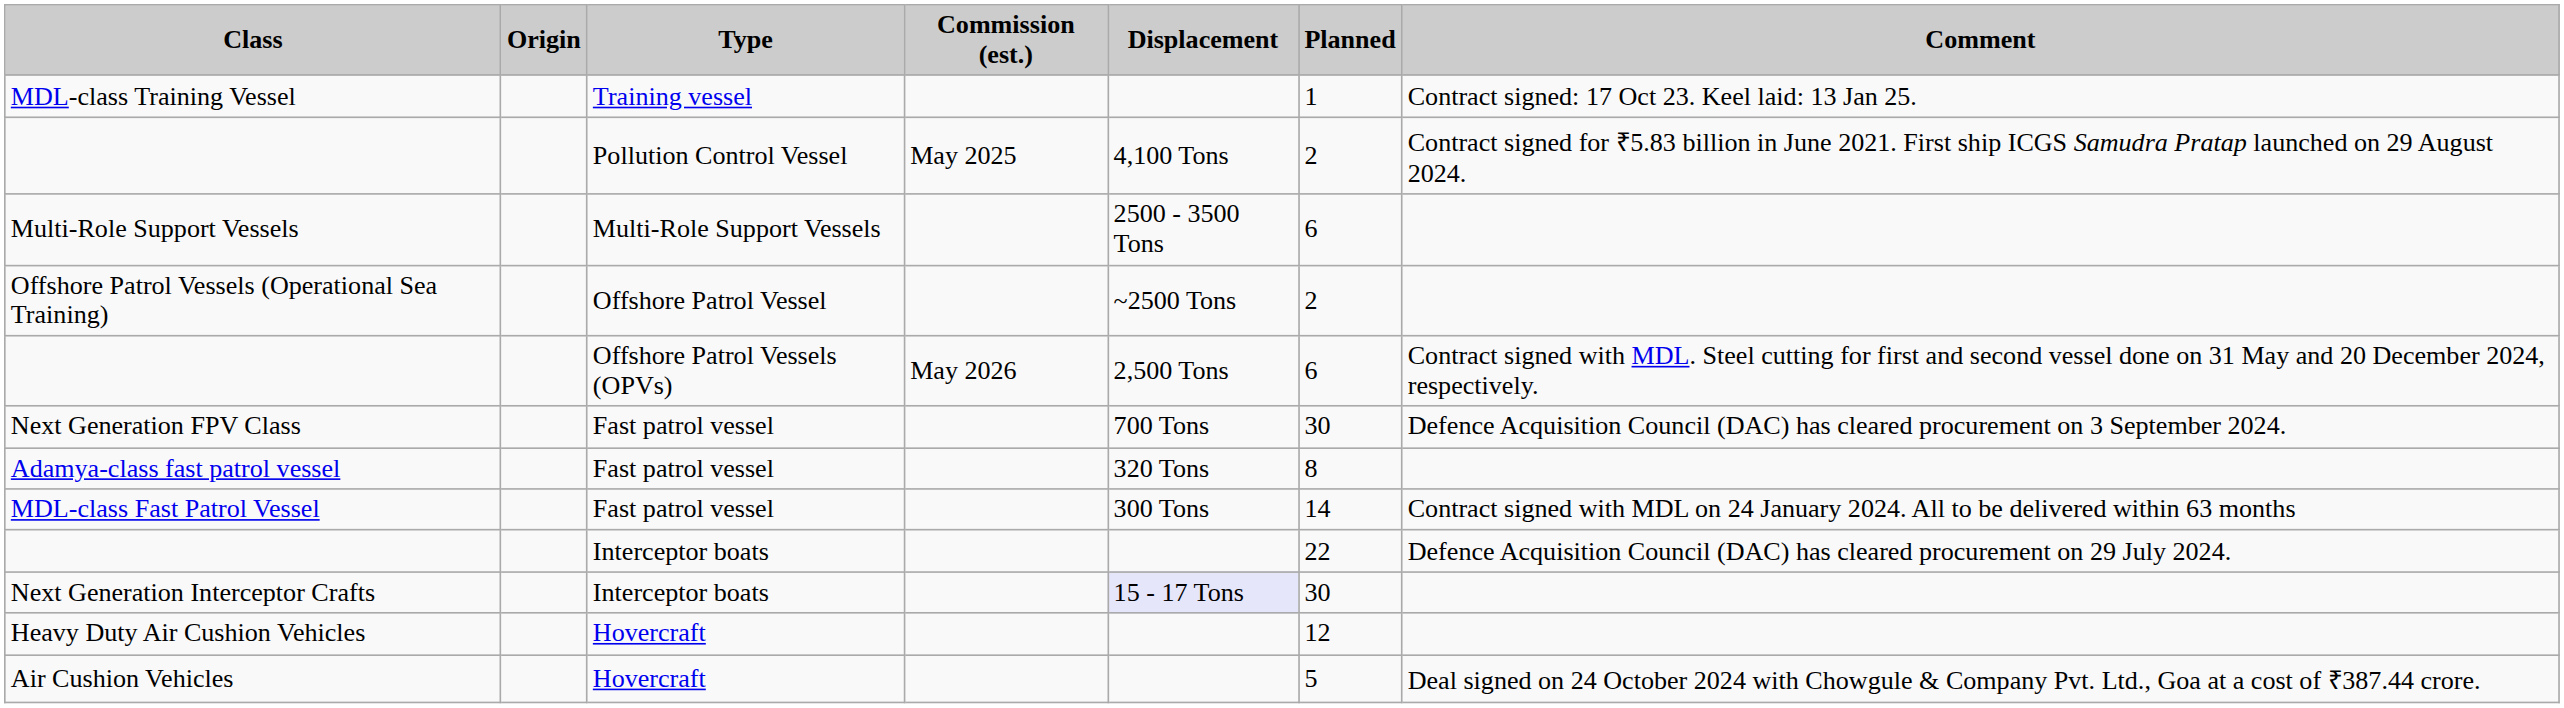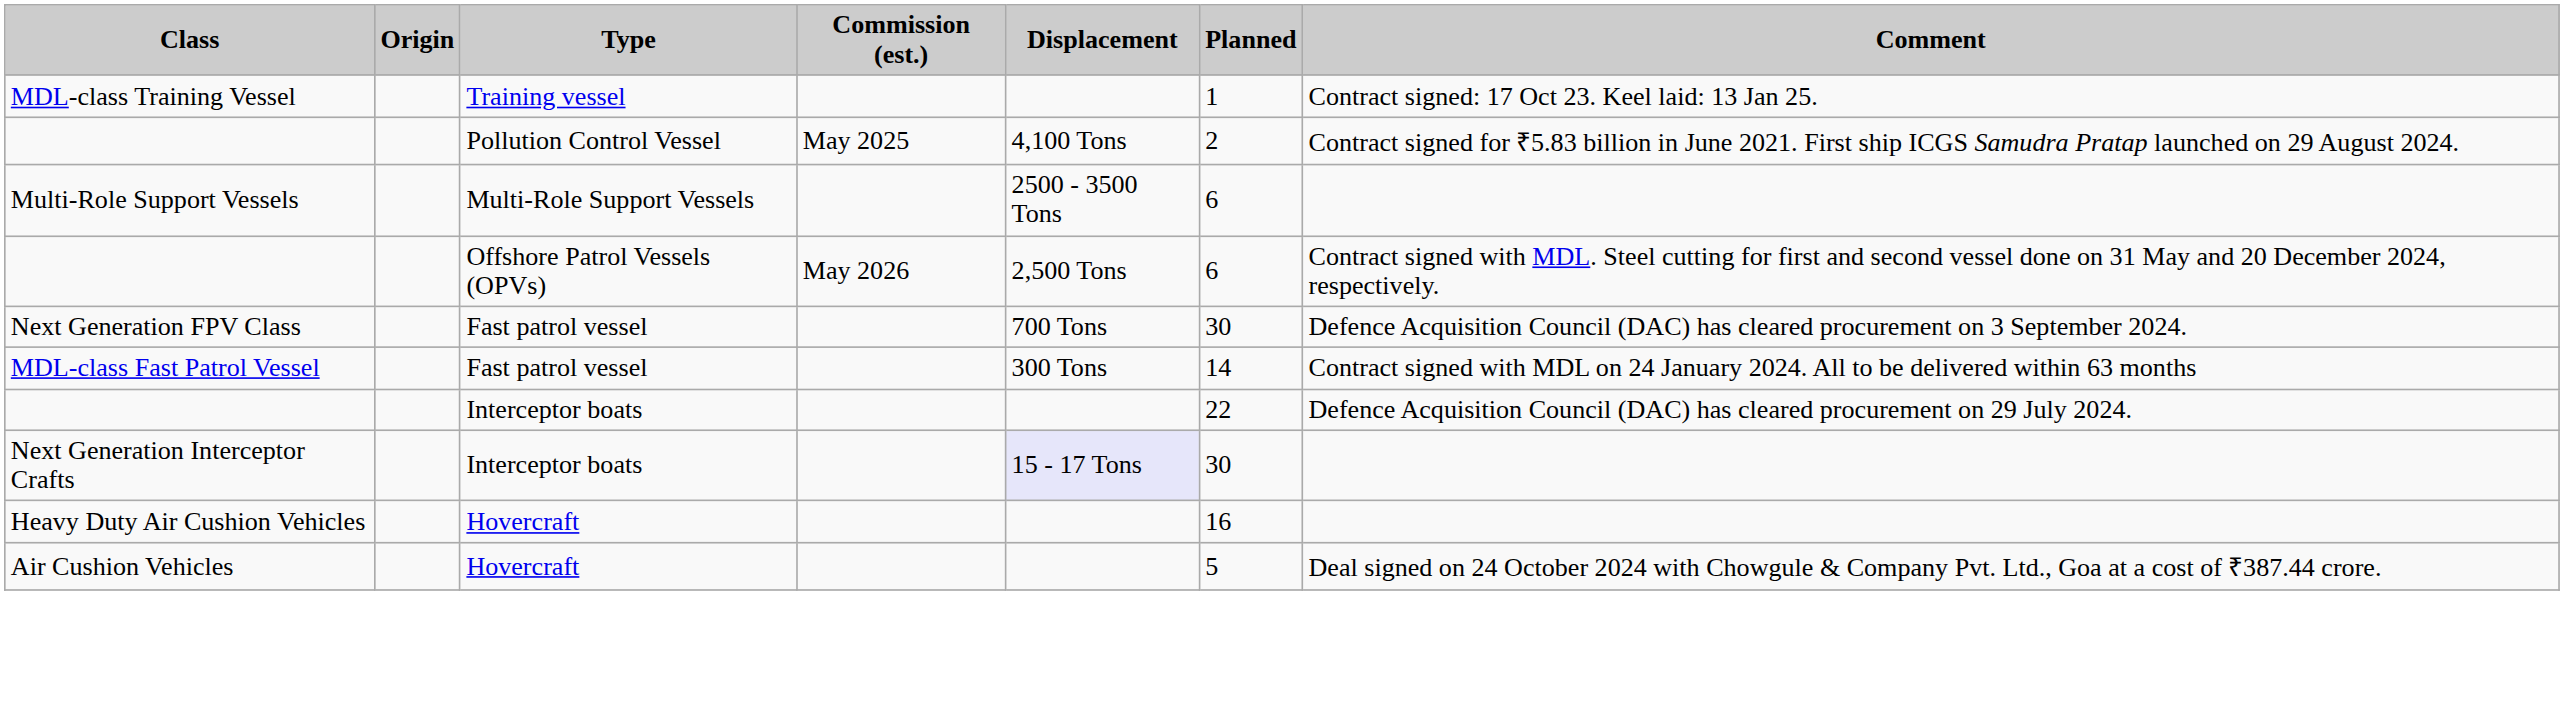- row: (224, 299)
- row: (176, 467)
(1317, 633) 12 -> (1218, 521) 16
